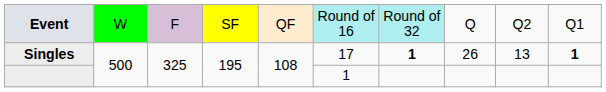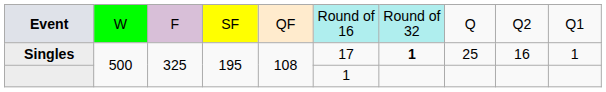(470, 54) 26 -> (470, 54) 25
(522, 54) 13 -> (522, 54) 16
(575, 54) bold -> (575, 54) normal
